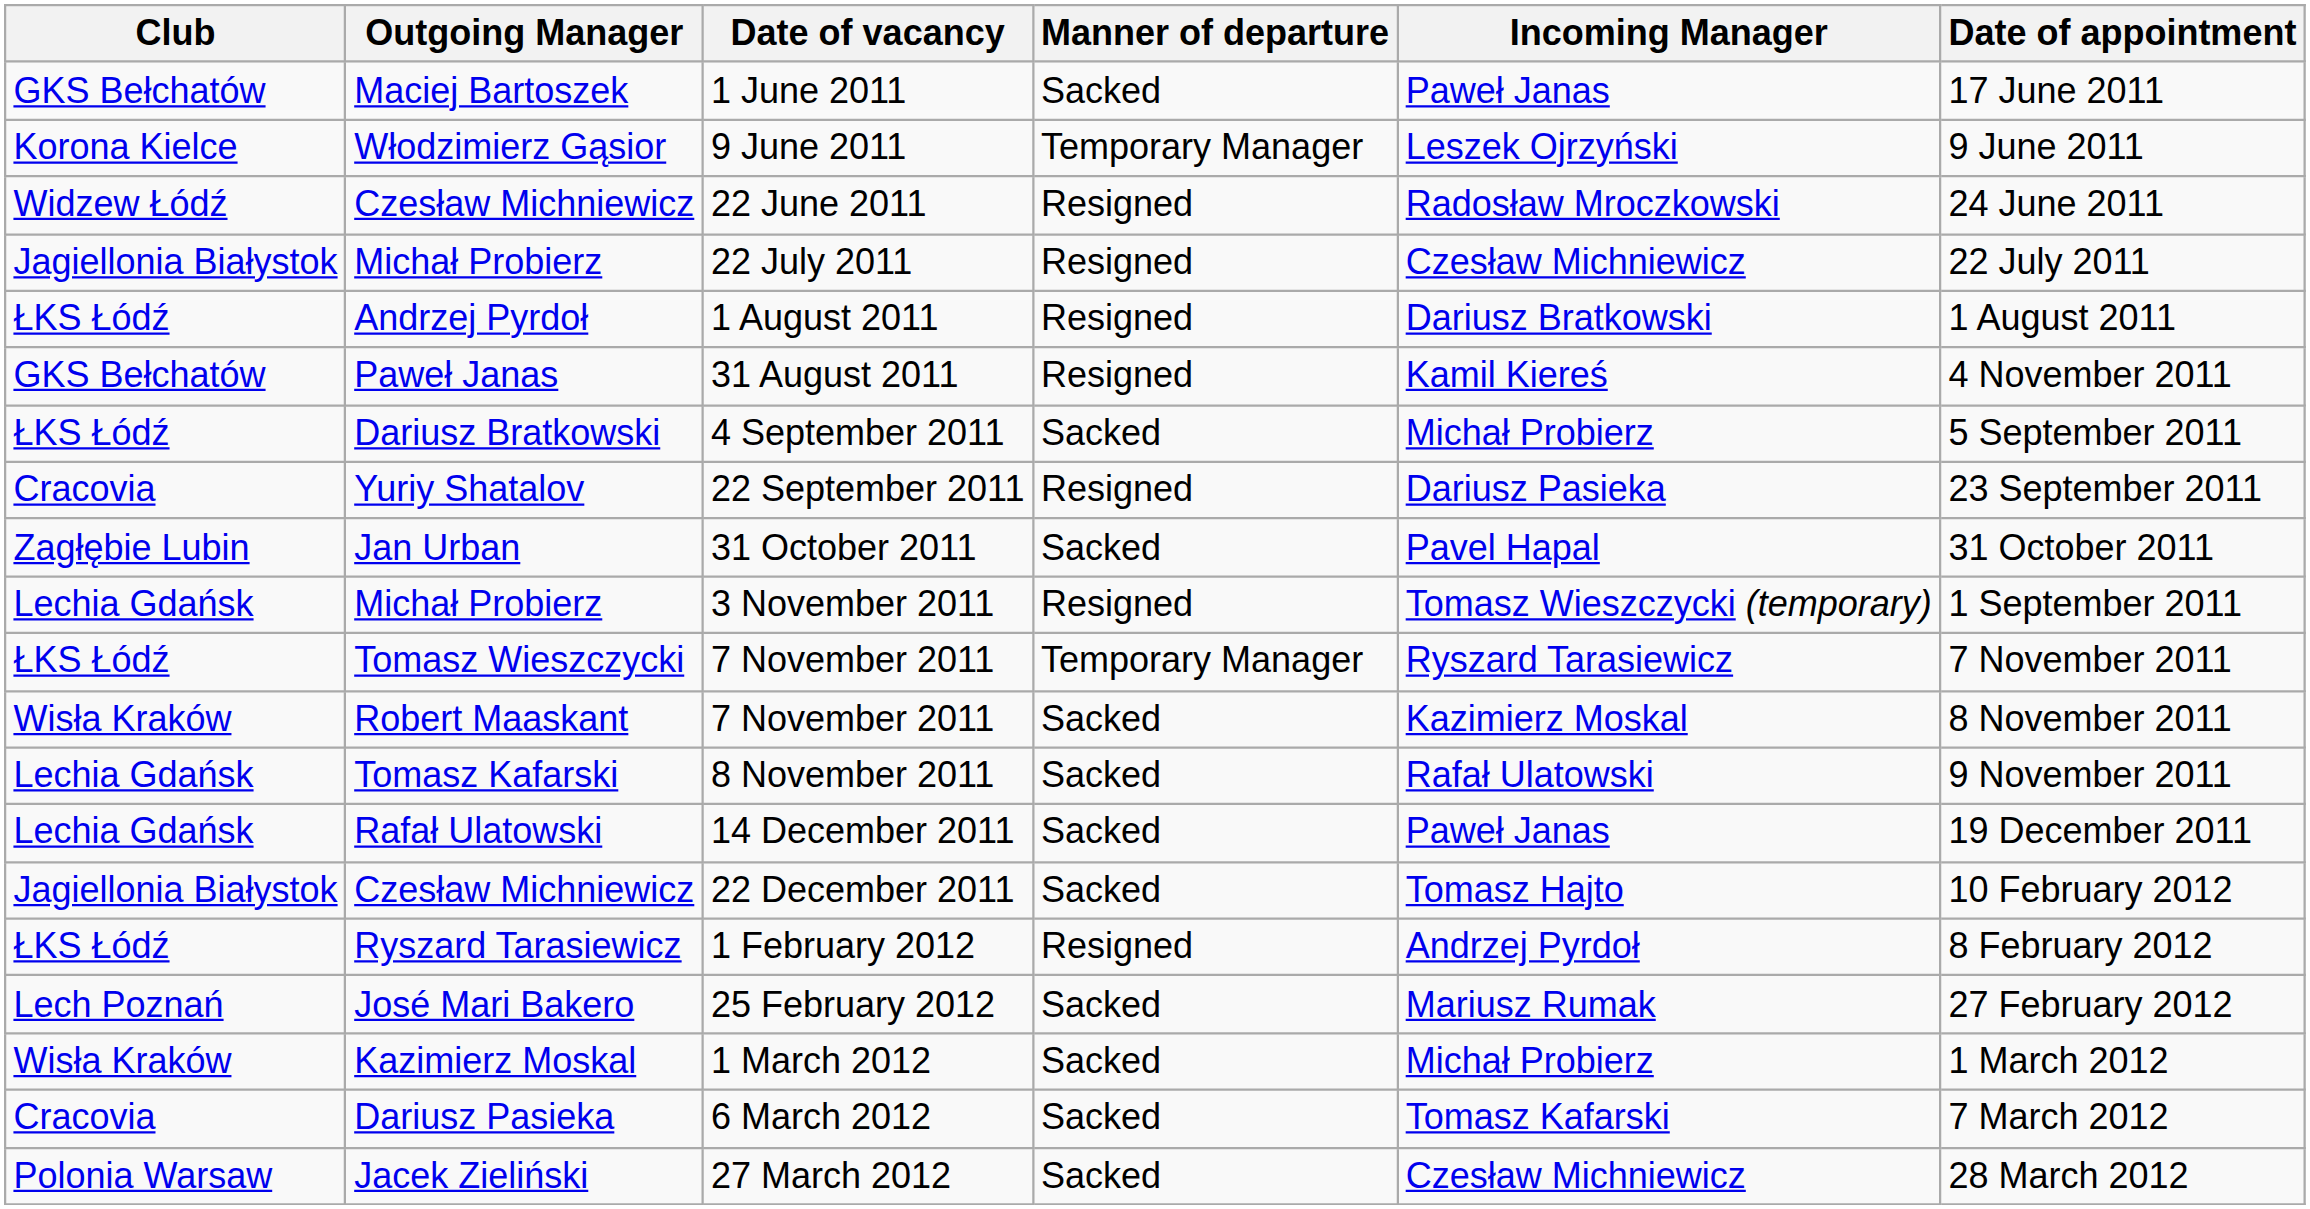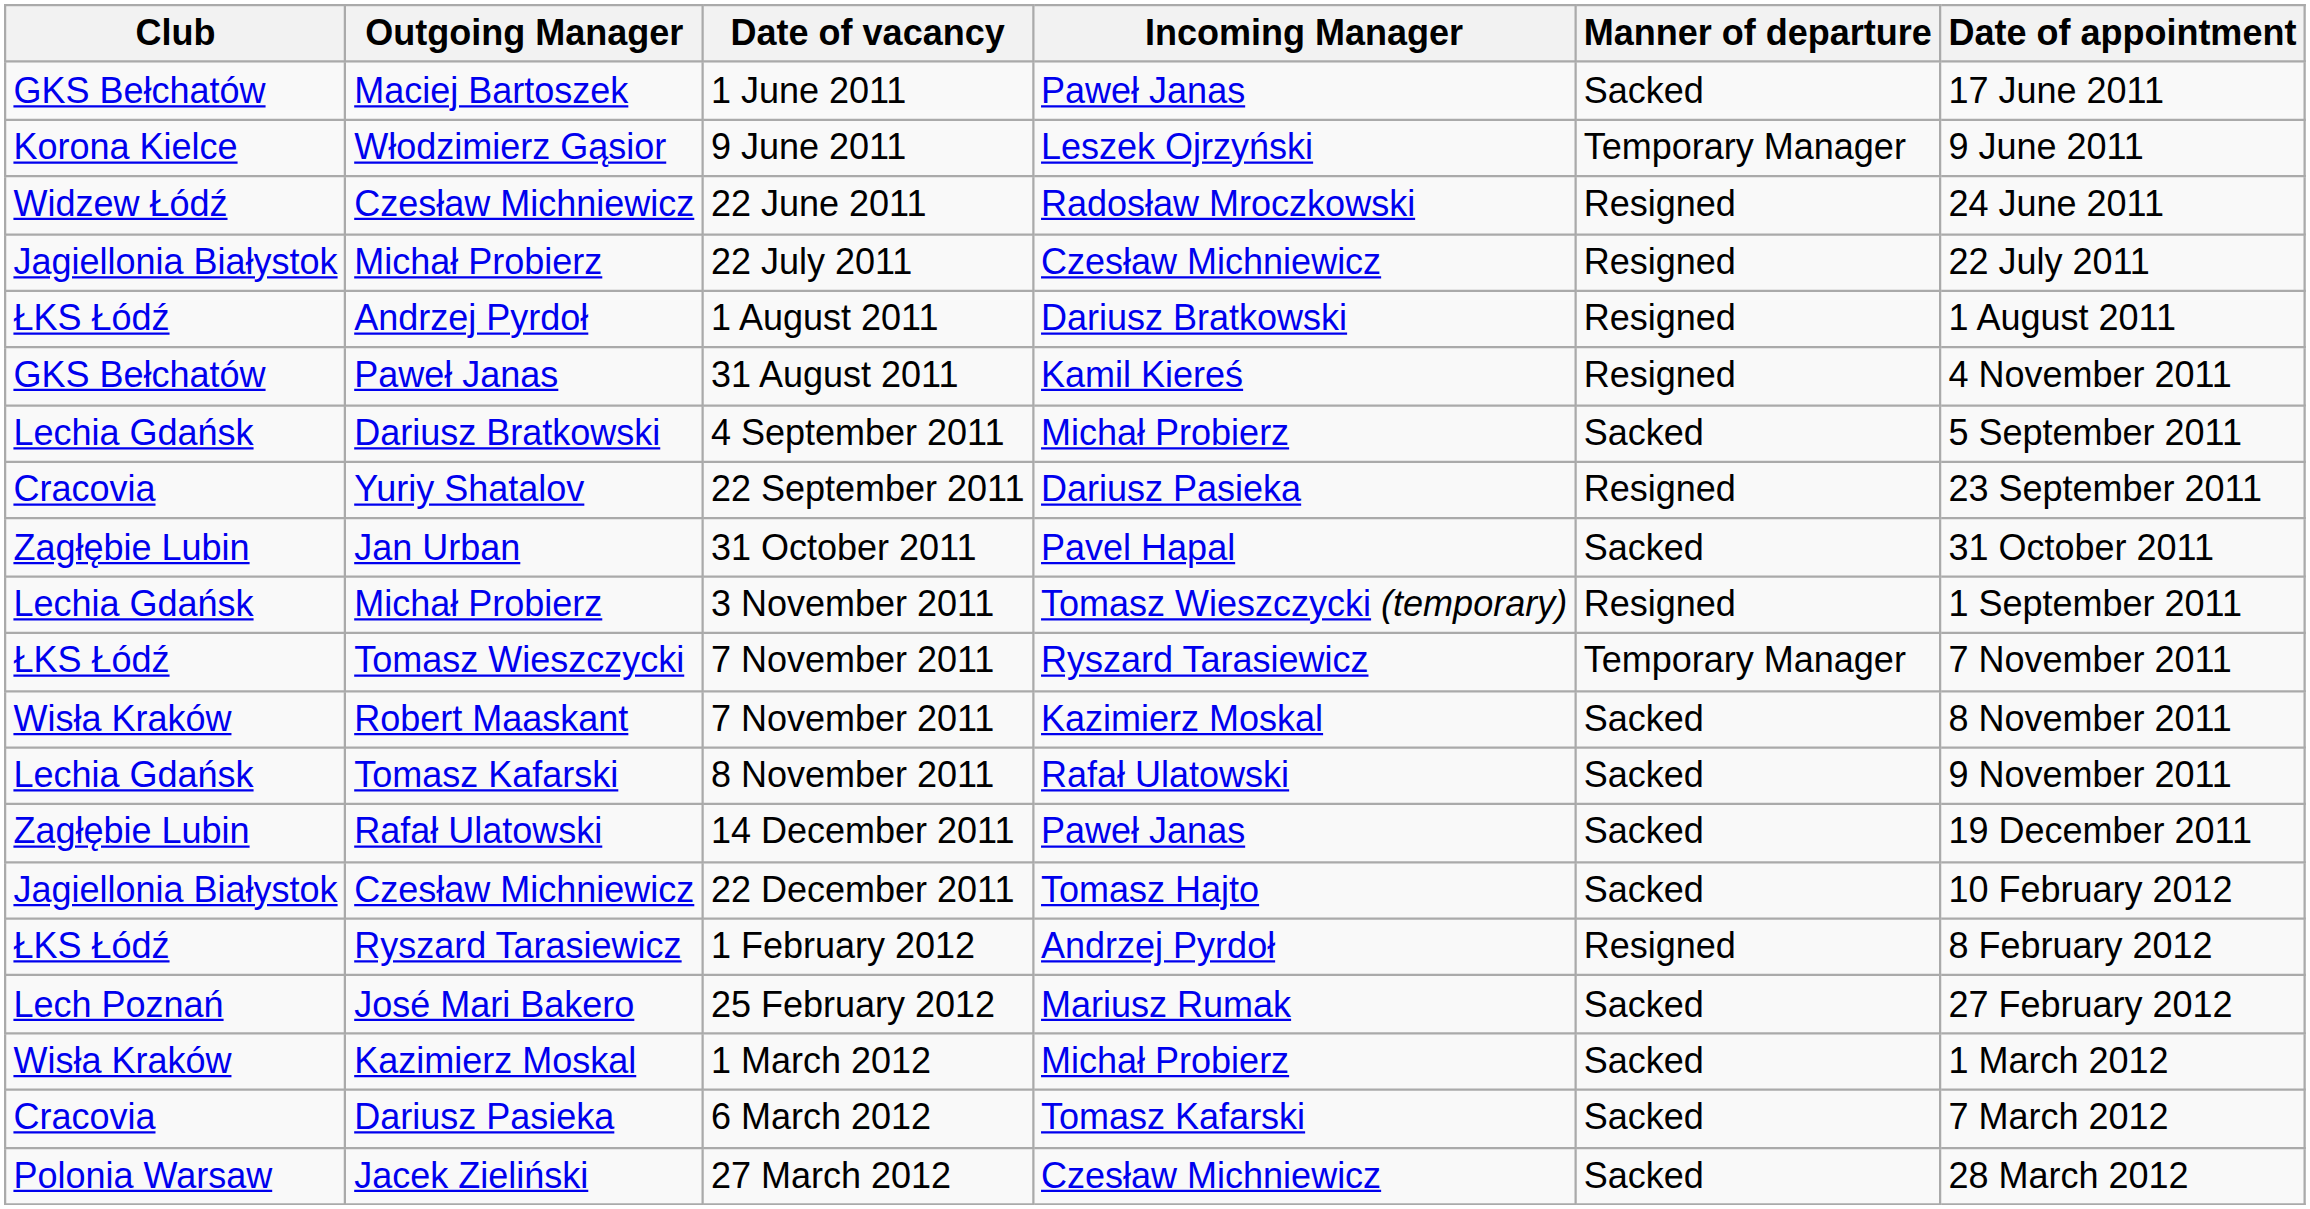columns swapped: (1215, 33) <-> (1669, 33)
(91, 432) ŁKS Łódź -> (133, 432) Lechia Gdańsk
(133, 832) Lechia Gdańsk -> (132, 832) Zagłębie Lubin
